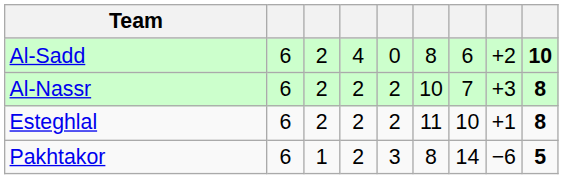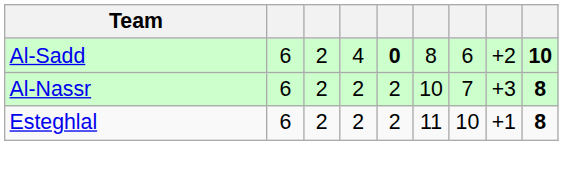(395, 55) normal -> (395, 55) bold
- row: (57, 156)
